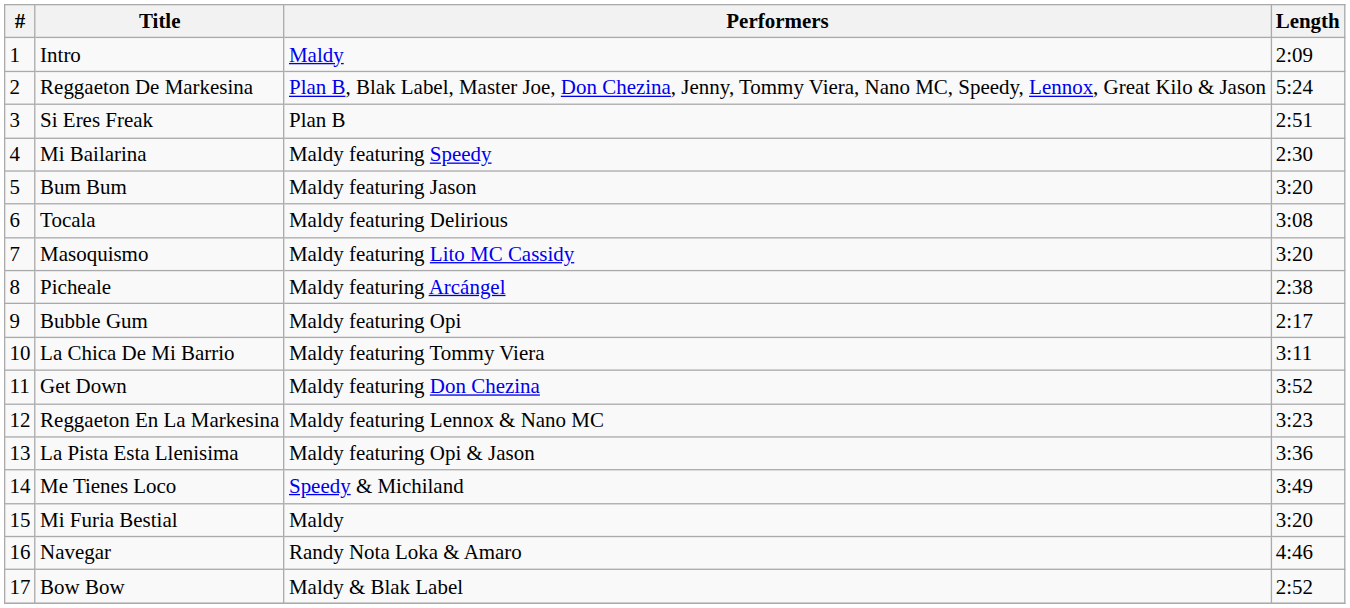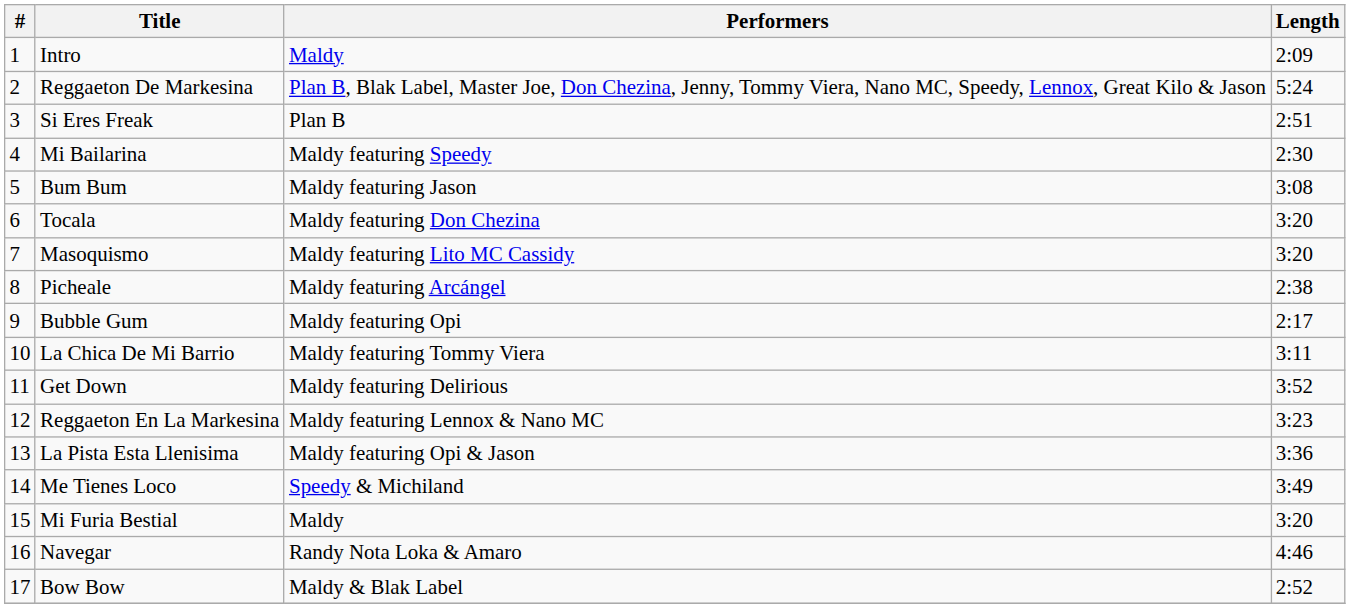(1294, 187) 3:20 -> (1294, 187) 3:08
(398, 220) Maldy featuring Delirious -> (414, 220) Maldy featuring Don Chezina
(1294, 220) 3:08 -> (1294, 220) 3:20
(414, 386) Maldy featuring Don Chezina -> (398, 386) Maldy featuring Delirious
